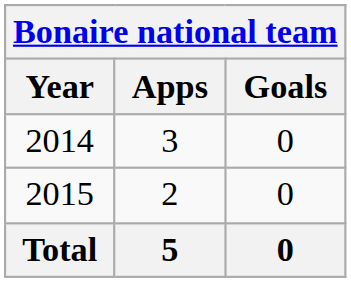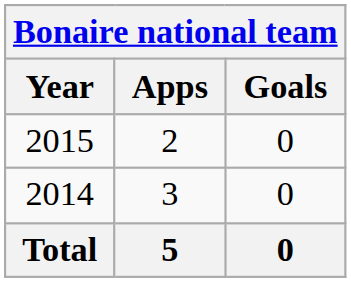rows swapped: (60, 140) <-> (60, 194)
